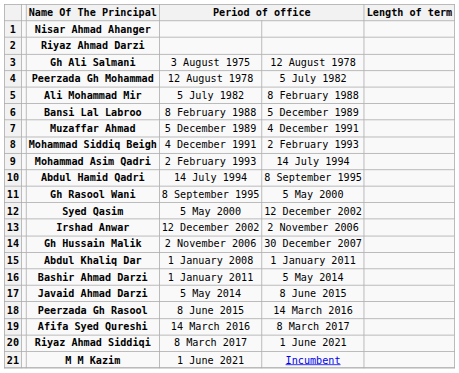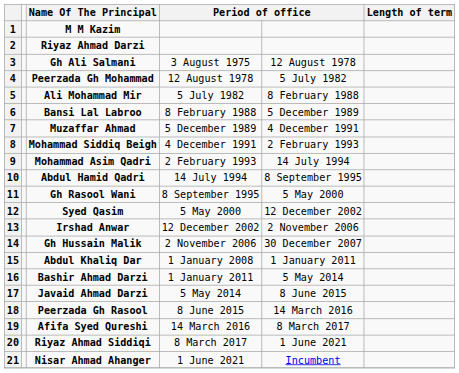(93, 29) Nisar Ahmad Ahanger -> (93, 29) M M Kazim
(93, 360) M M Kazim -> (93, 360) Nisar Ahmad Ahanger
